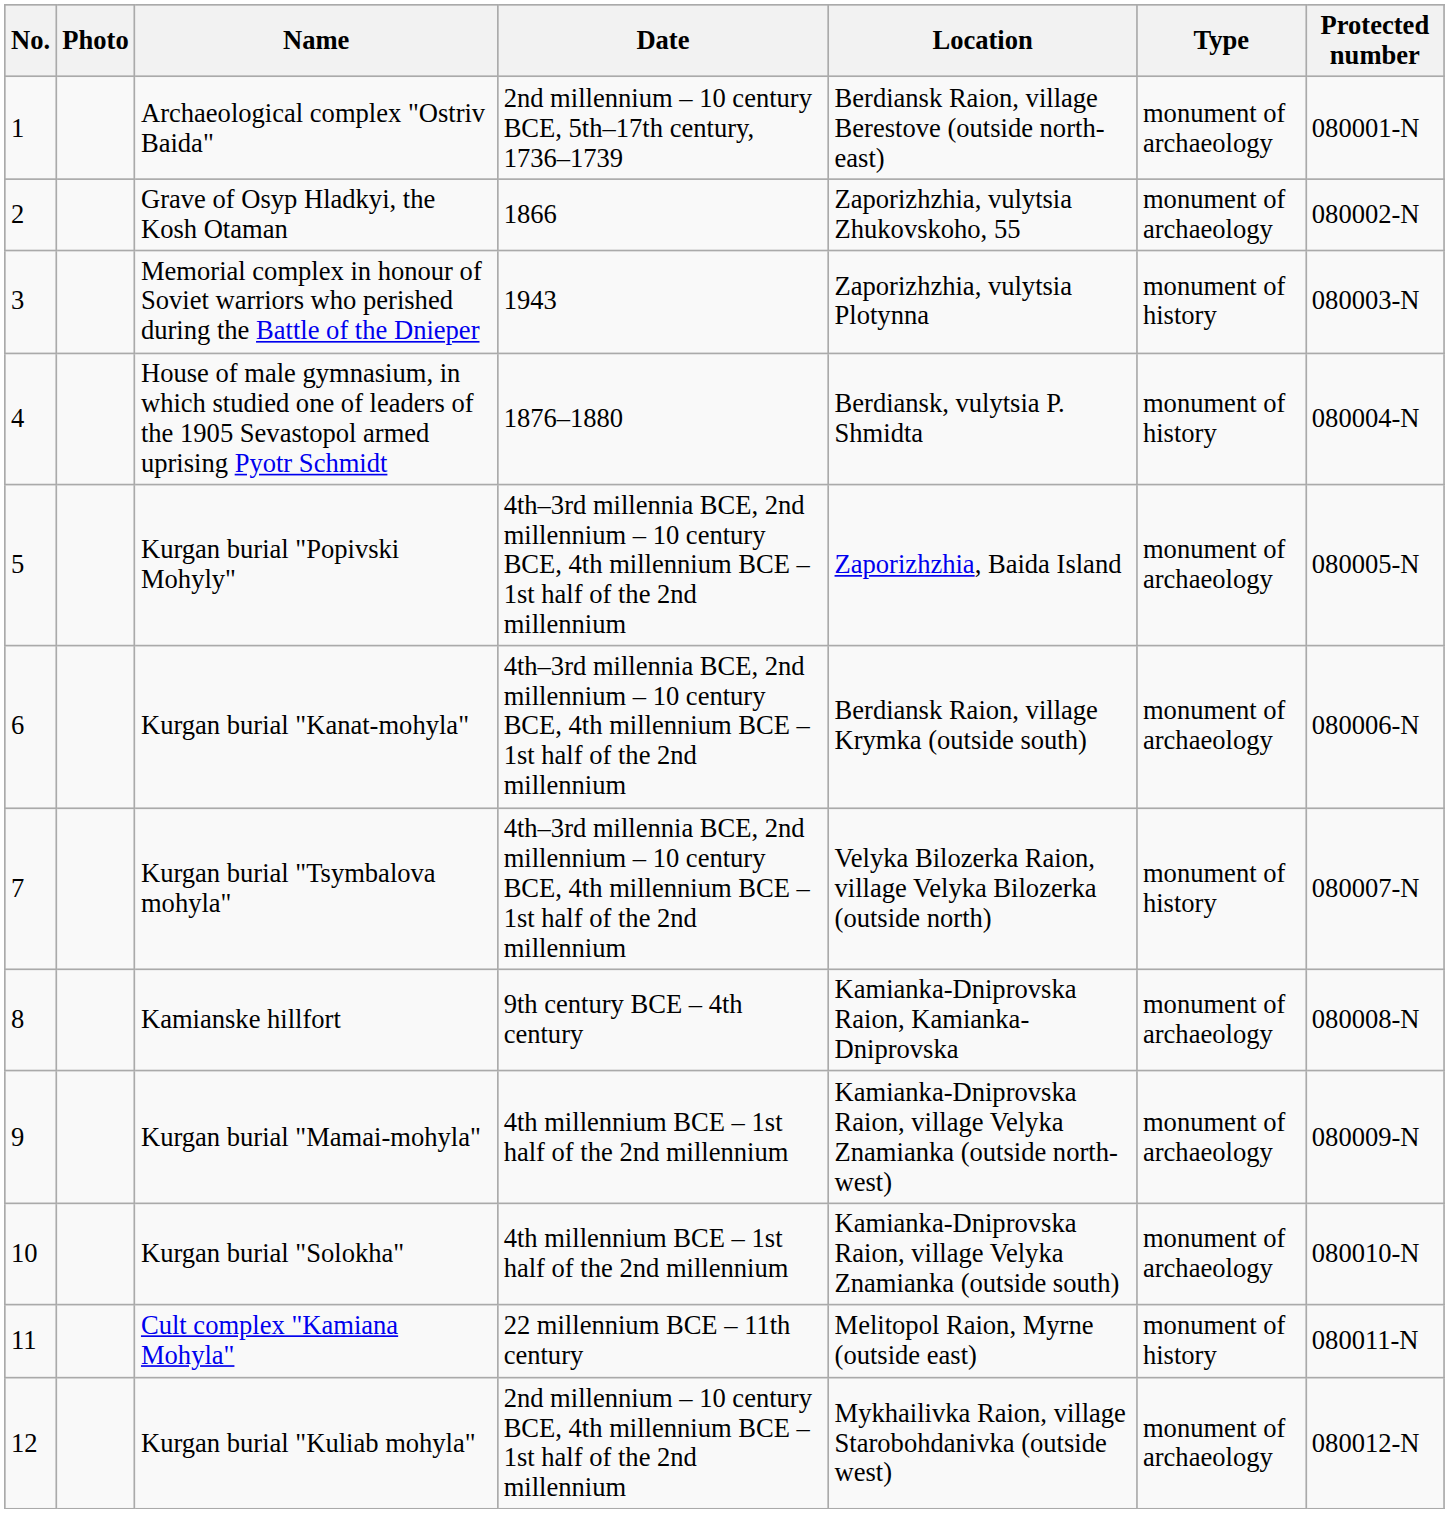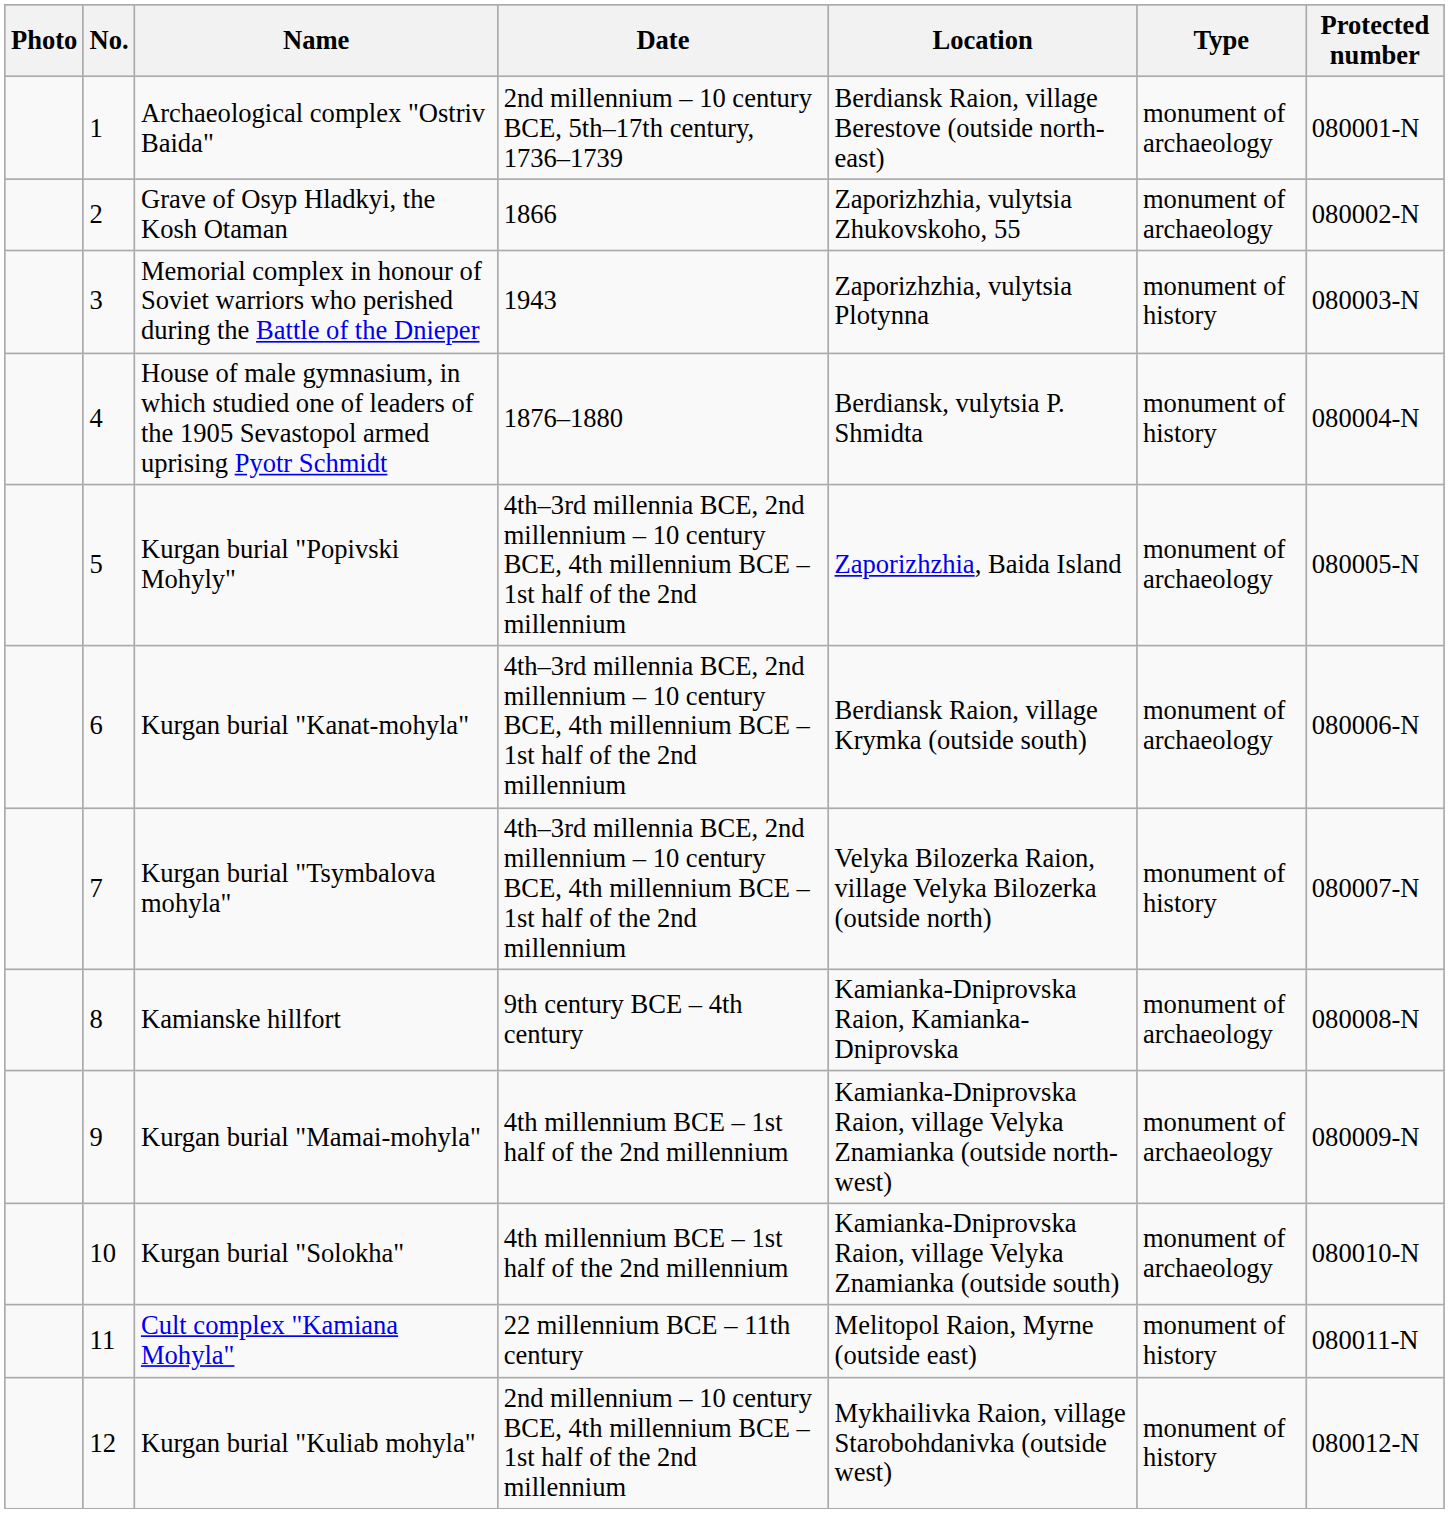columns swapped: (31, 40) <-> (96, 40)
(1214, 1442) monument of archaeology -> (1214, 1442) monument of history
